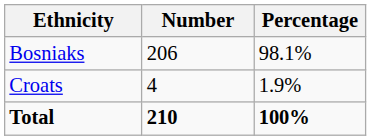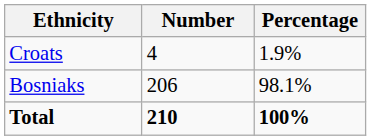rows swapped: (47, 53) <-> (36, 85)
